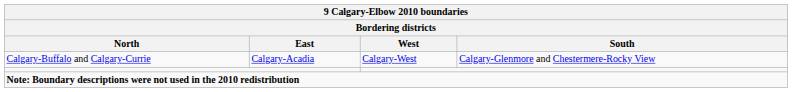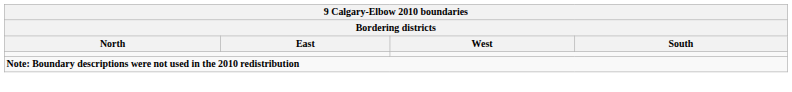- row: (79, 59)
